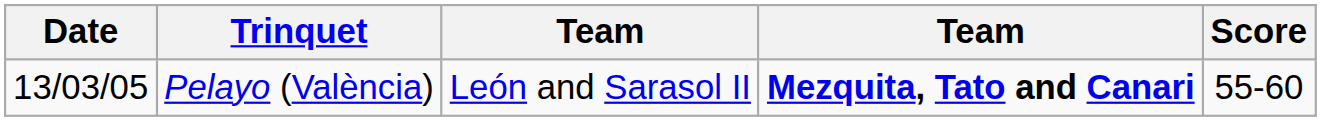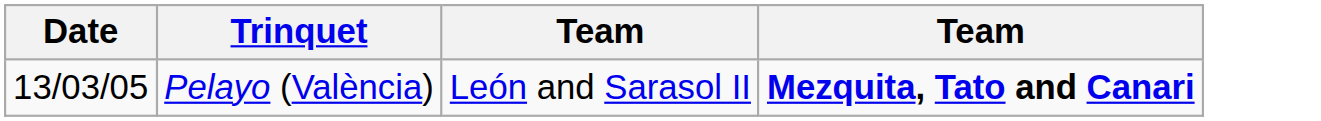- column: (1259, 32)
